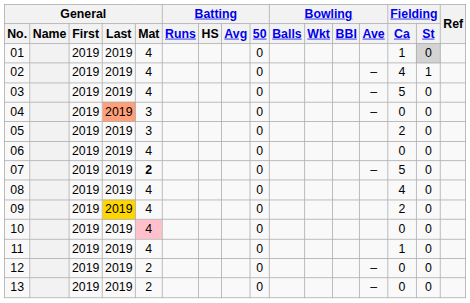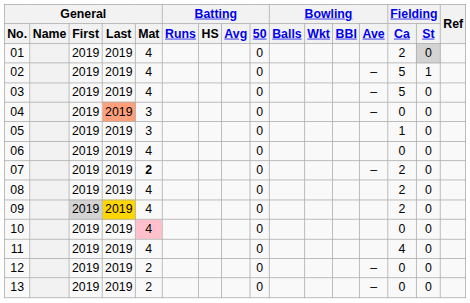(402, 53) 1 -> (402, 53) 2
(402, 72) 4 -> (402, 72) 5
(402, 131) 2 -> (402, 131) 1
(402, 170) 5 -> (402, 170) 2
(402, 190) 4 -> (402, 190) 2
(86, 209) no background -> (86, 209) lightgrey background
(402, 248) 1 -> (402, 248) 4
